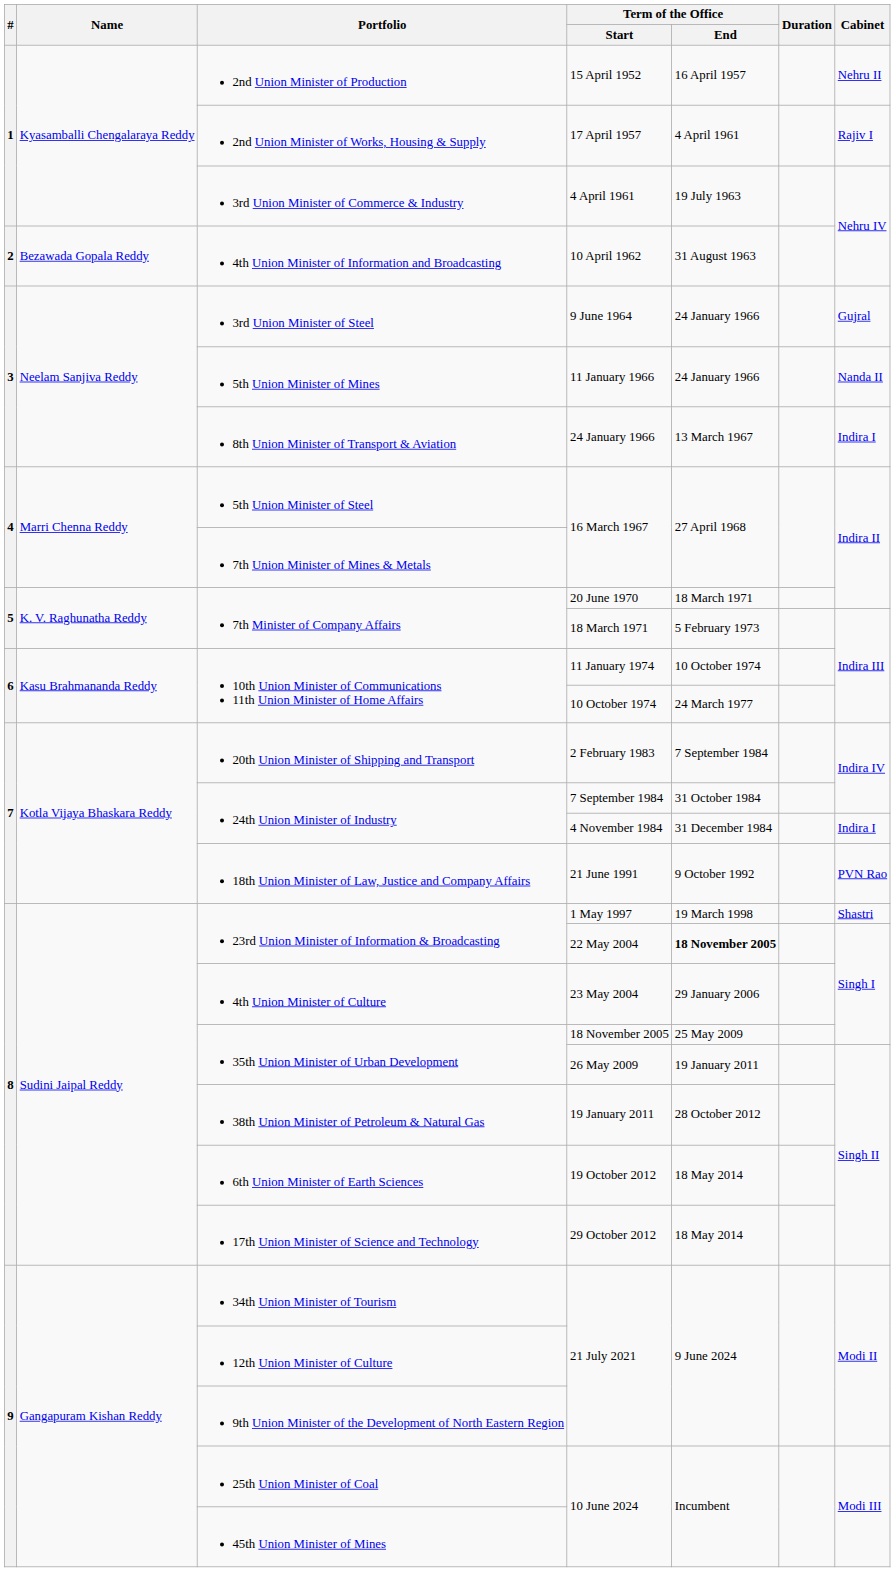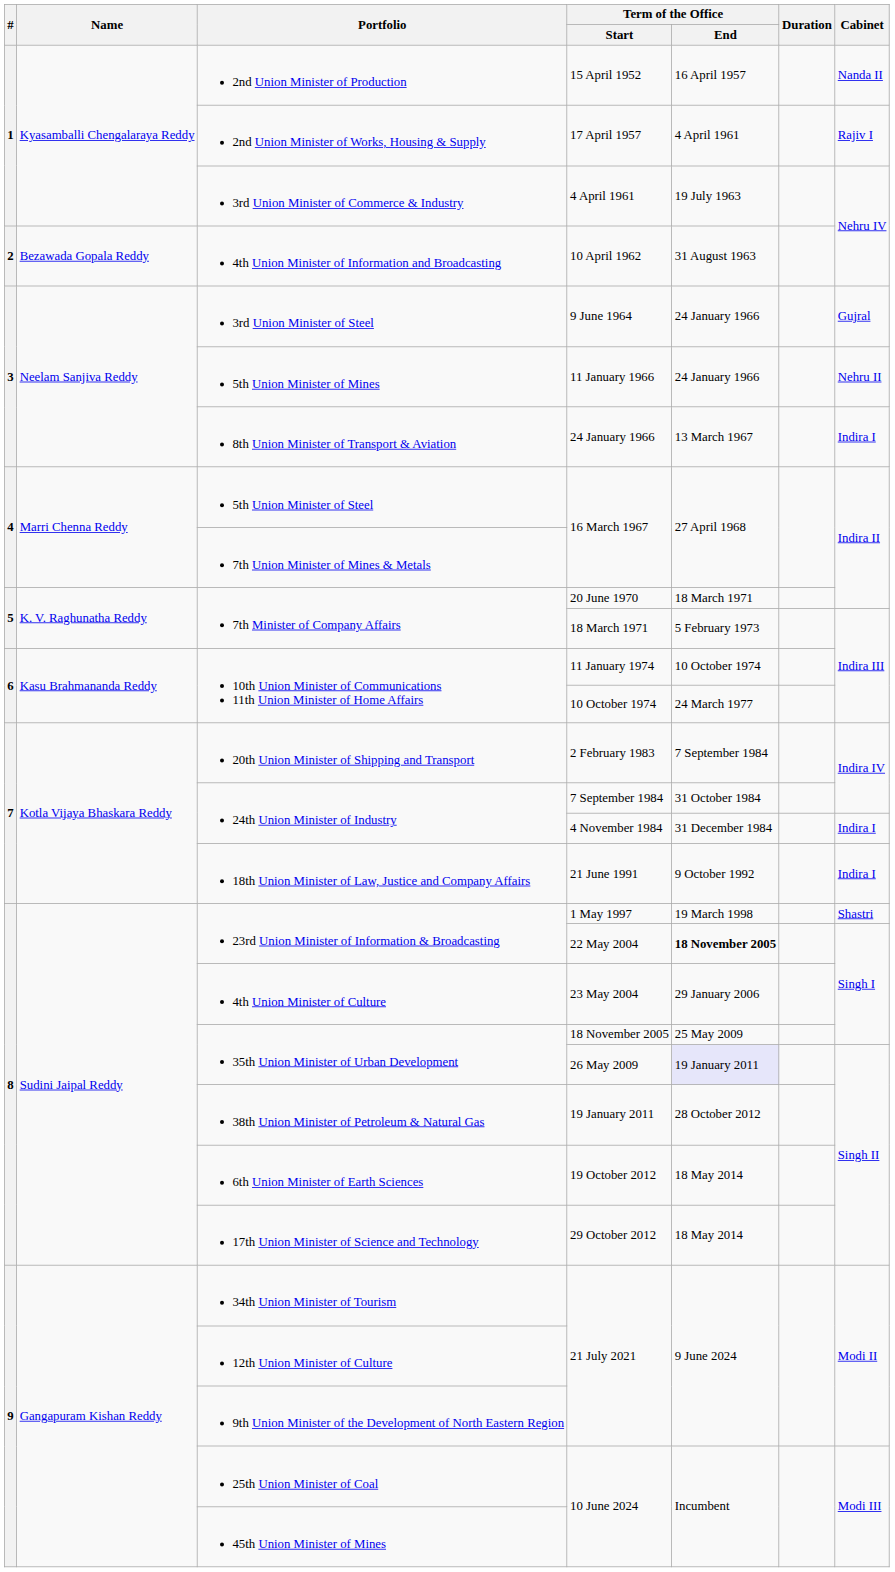(860, 75) Nehru II -> (860, 75) Nanda II
(860, 376) Nanda II -> (860, 376) Nehru II
(862, 873) PVN Rao -> (857, 873) Indira I
(717, 1064) no background -> (717, 1064) lavender background
